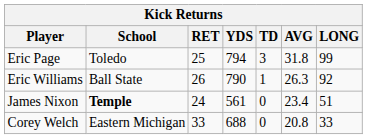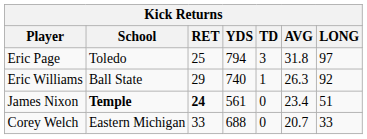(326, 58) 99 -> (326, 58) 97
(198, 79) 26 -> (198, 79) 29
(236, 79) 790 -> (236, 79) 740
(198, 101) normal -> (198, 101) bold
(296, 123) 20.8 -> (296, 123) 20.7
